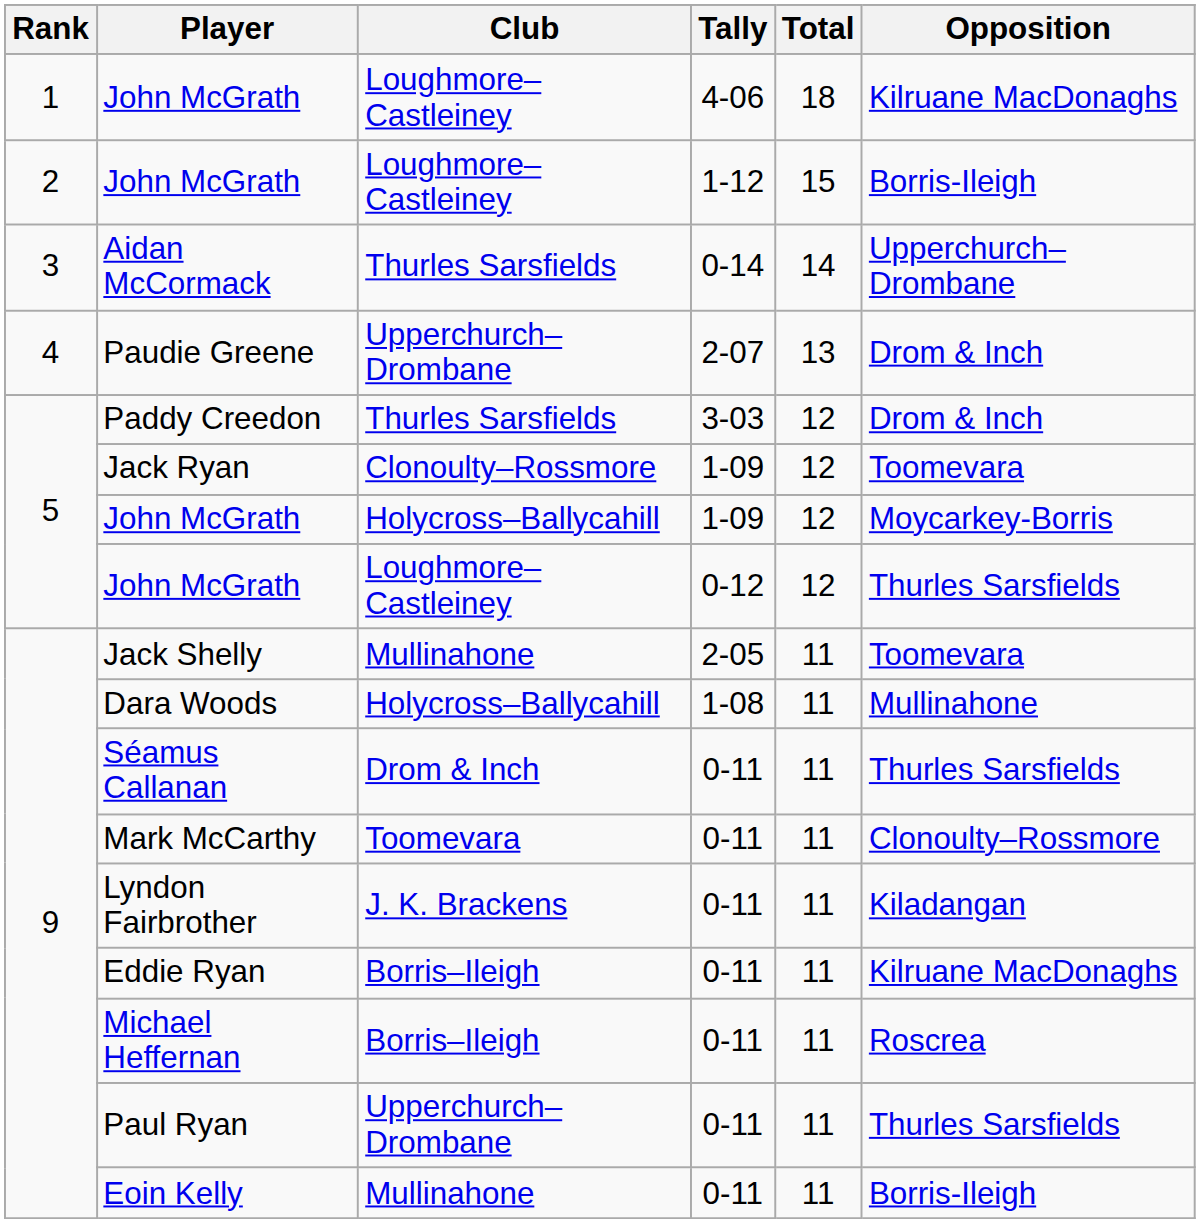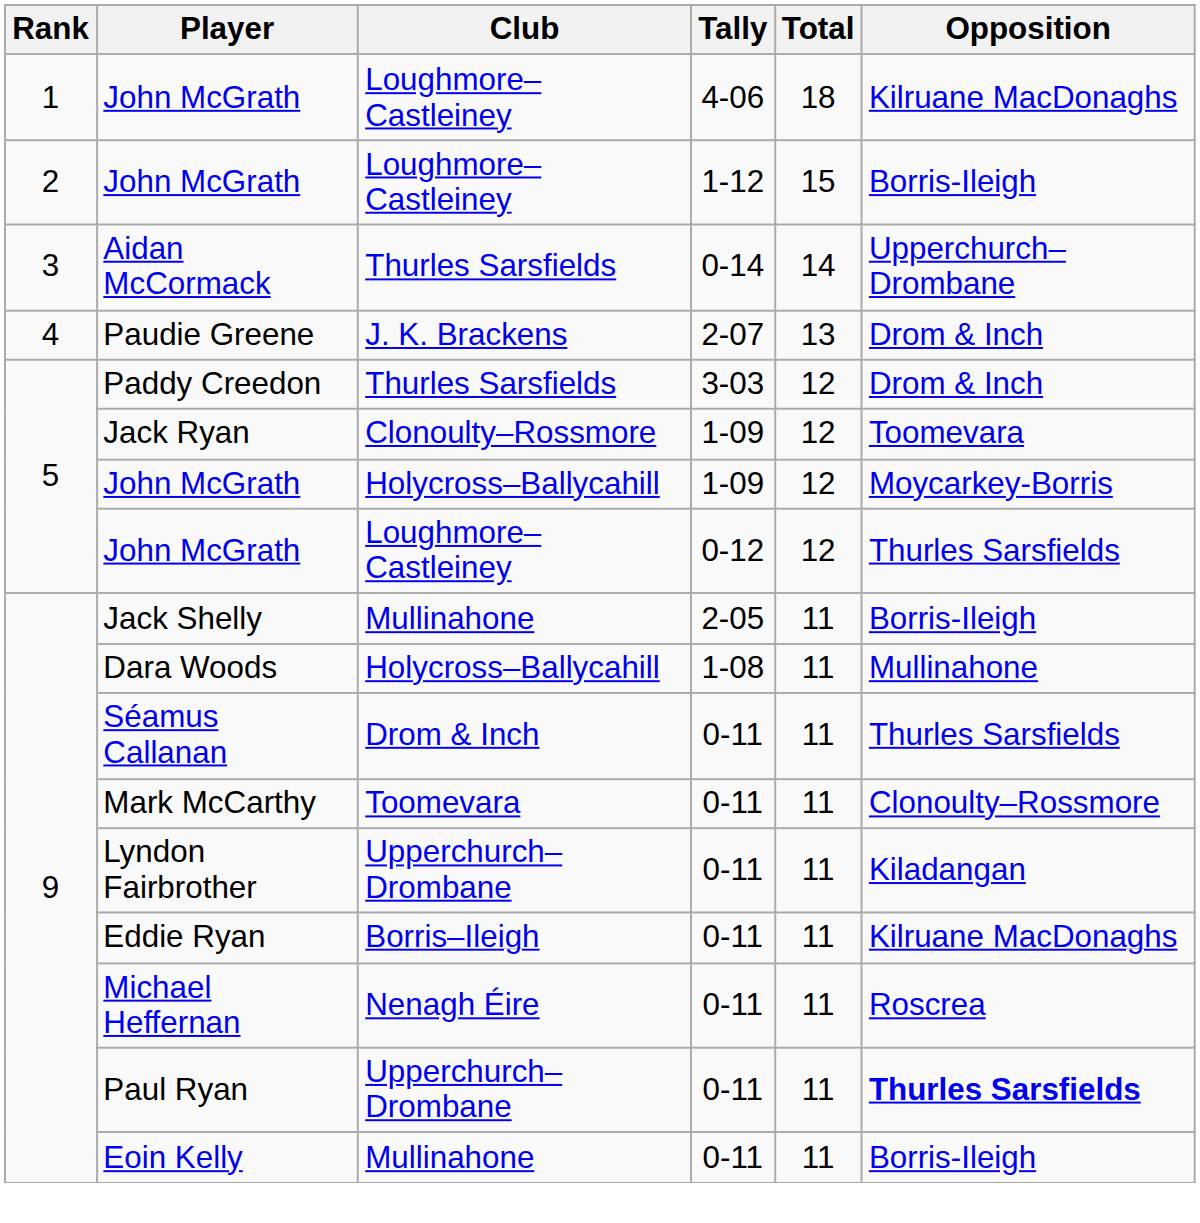(464, 351) Upperchurch–Drombane -> (466, 334) J. K. Brackens
(946, 653) Toomevara -> (953, 618) Borris-Ileigh
(466, 905) J. K. Brackens -> (464, 869) Upperchurch–Drombane
(452, 1039) Borris–Ileigh -> (452, 1004) Nenagh Éire
(994, 1125) normal -> (1005, 1089) bold
